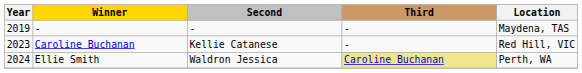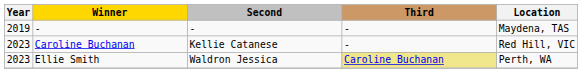(18, 60) 2024 -> (18, 60) 2023
